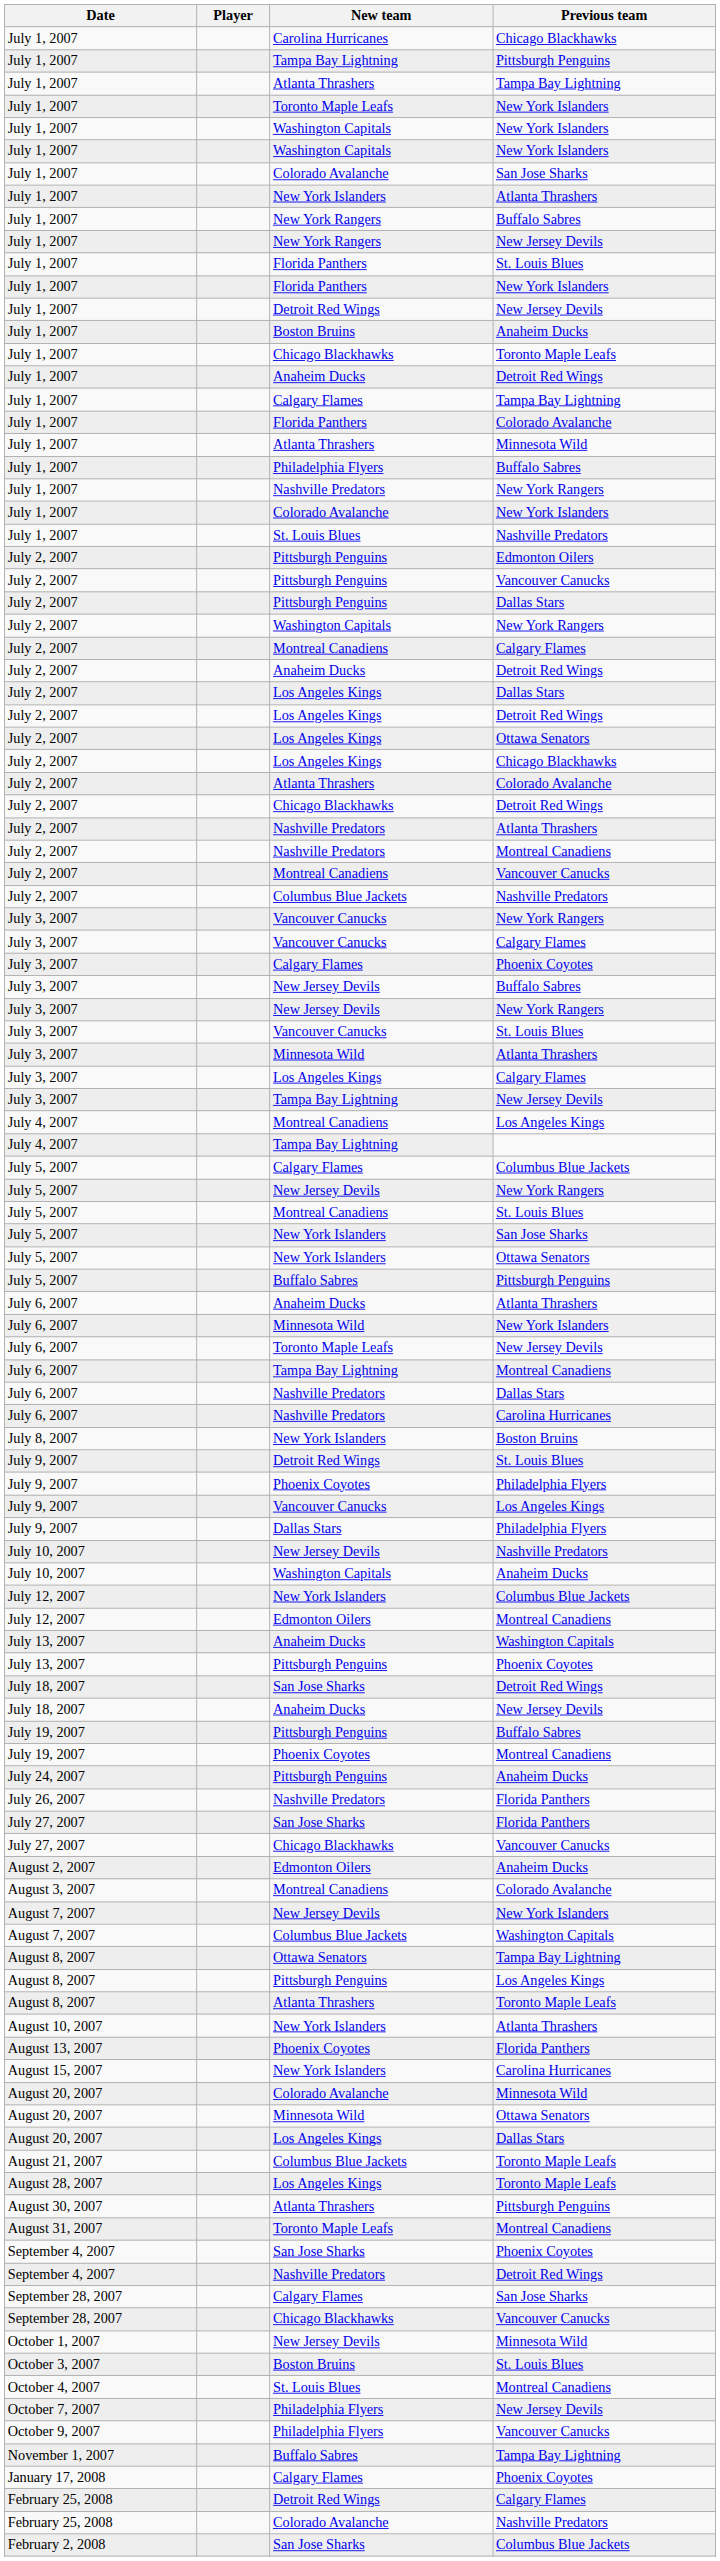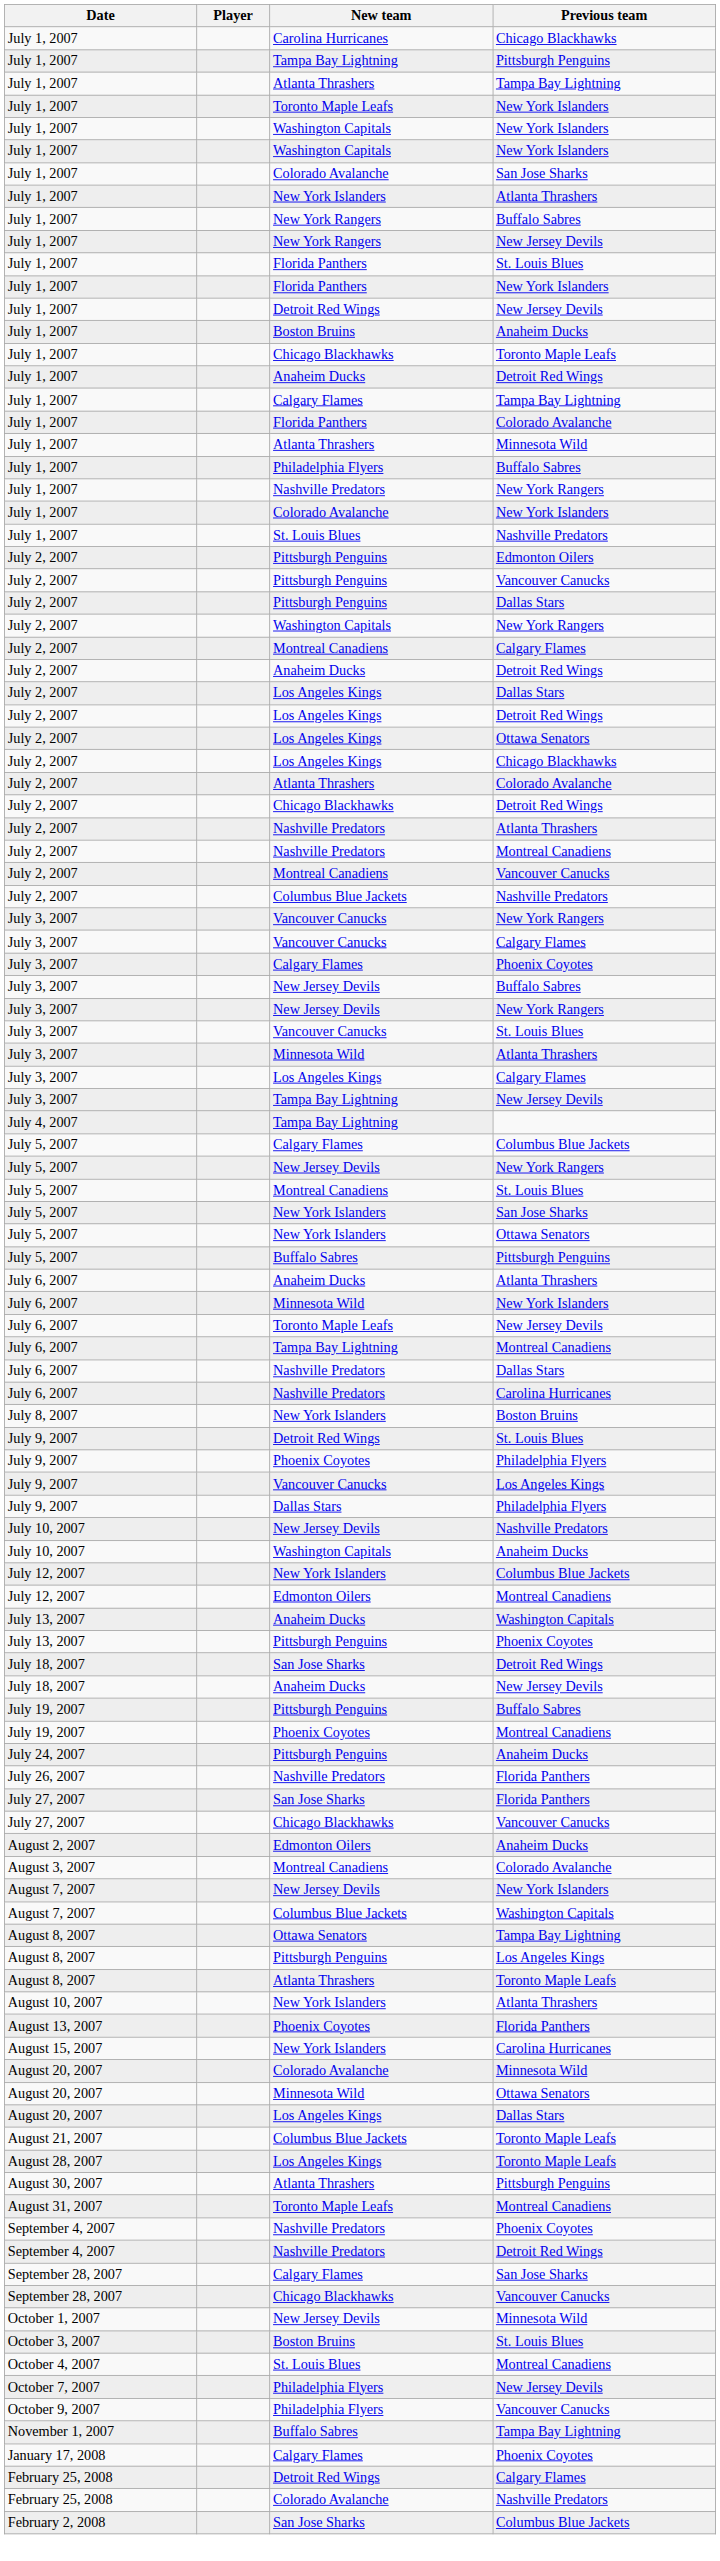- row: (43, 1122)
(319, 2251) San Jose Sharks -> (329, 2228) Nashville Predators
